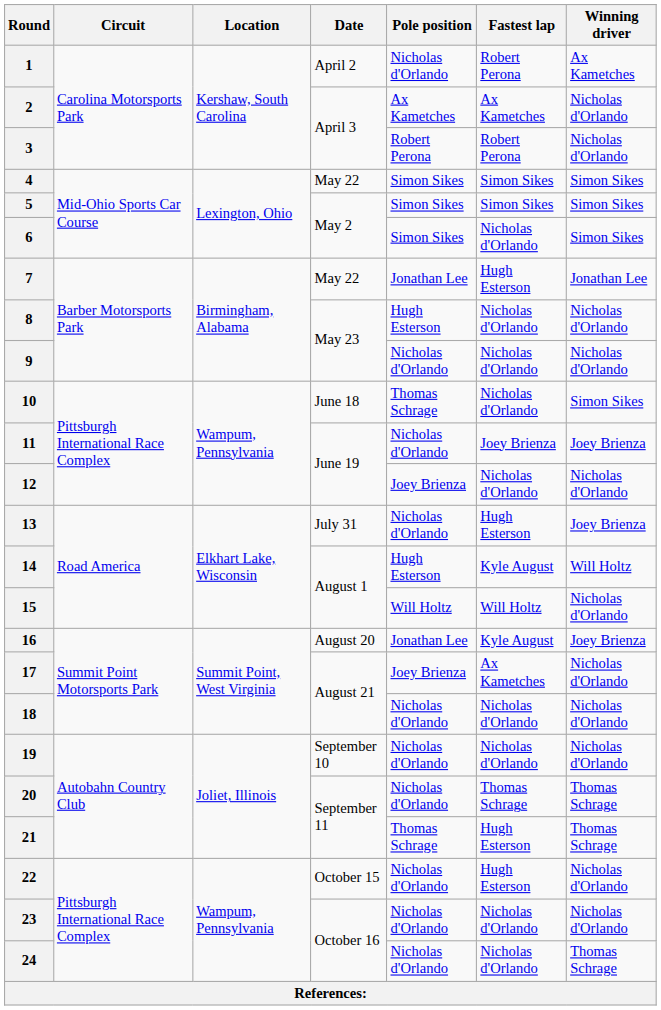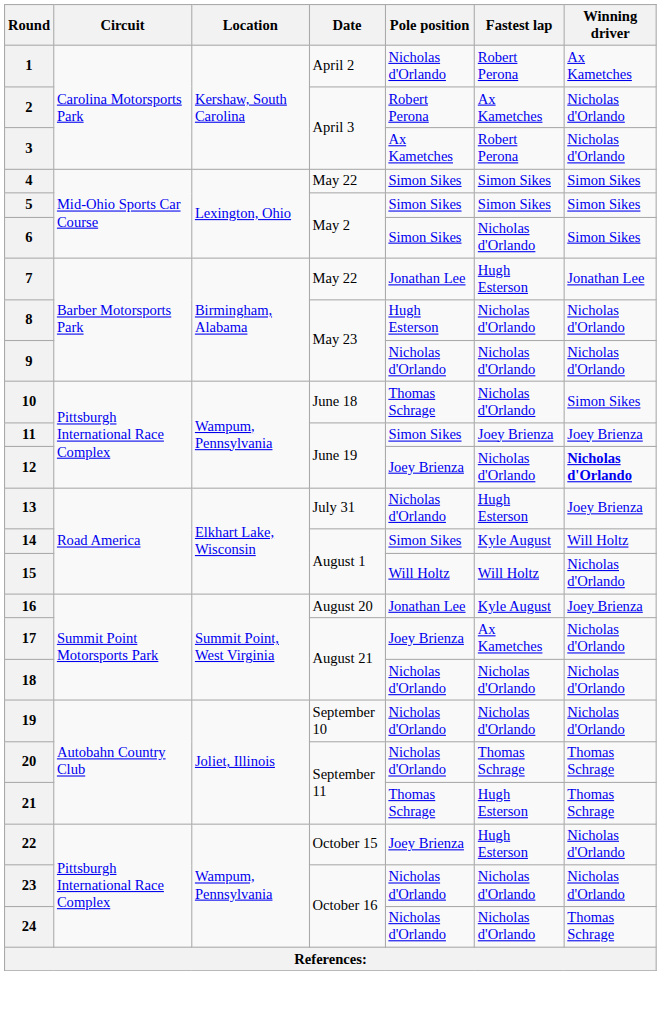(423, 106) Ax Kametches -> (409, 106) Robert Perona
(411, 148) Robert Perona -> (421, 148) Ax Kametches
(419, 442) Nicholas d'Orlando -> (425, 434) Simon Sikes
(599, 483) normal -> (600, 466) bold
(416, 566) Hugh Esterson -> (425, 540) Simon Sikes
(419, 878) Nicholas d'Orlando -> (426, 843) Joey Brienza
